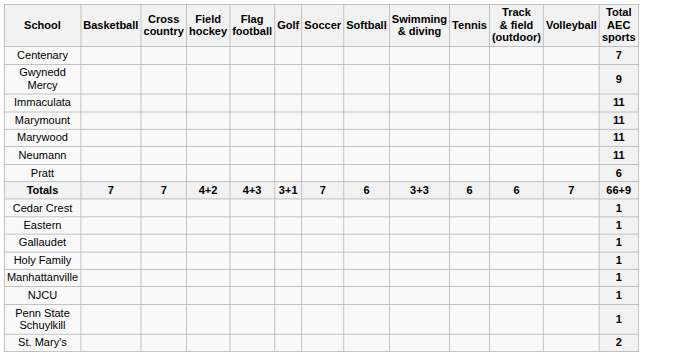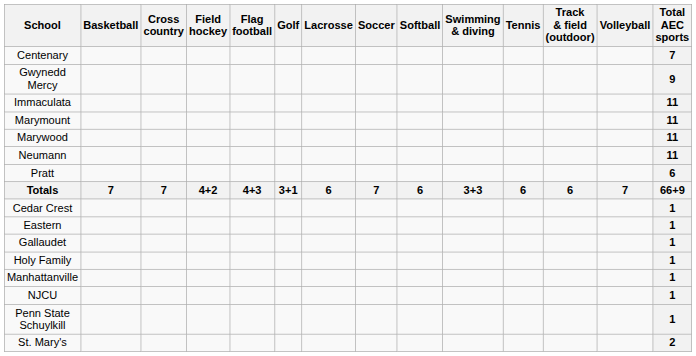+ column: (329, 25)
